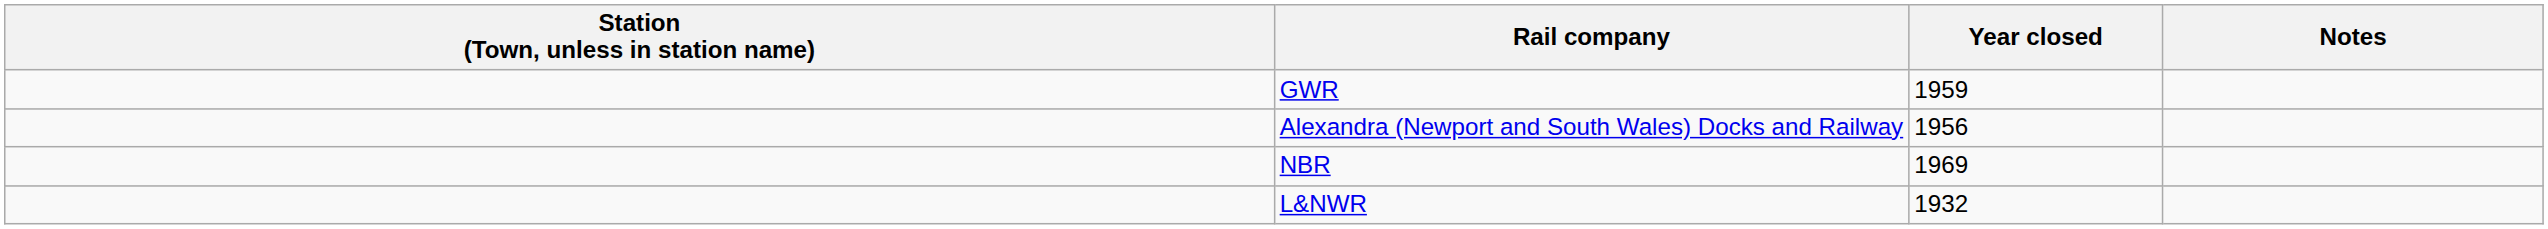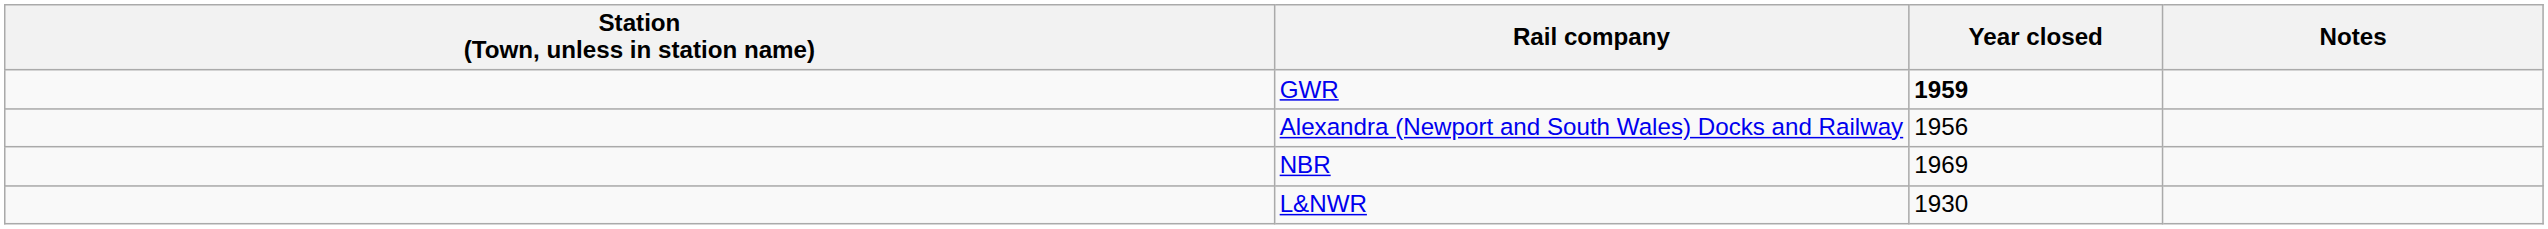(1941, 89) normal -> (1941, 89) bold
(1941, 204) 1932 -> (1941, 204) 1930
